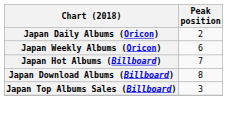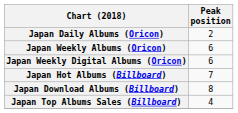+ row: (96, 61)
(201, 88) 3 -> (211, 102) 4
